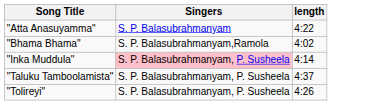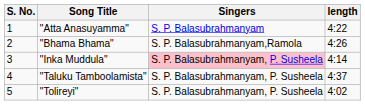+ column: (21, 12)
(304, 44) 4:02 -> (337, 44) 4:26
(304, 92) 4:26 -> (337, 92) 4:02
